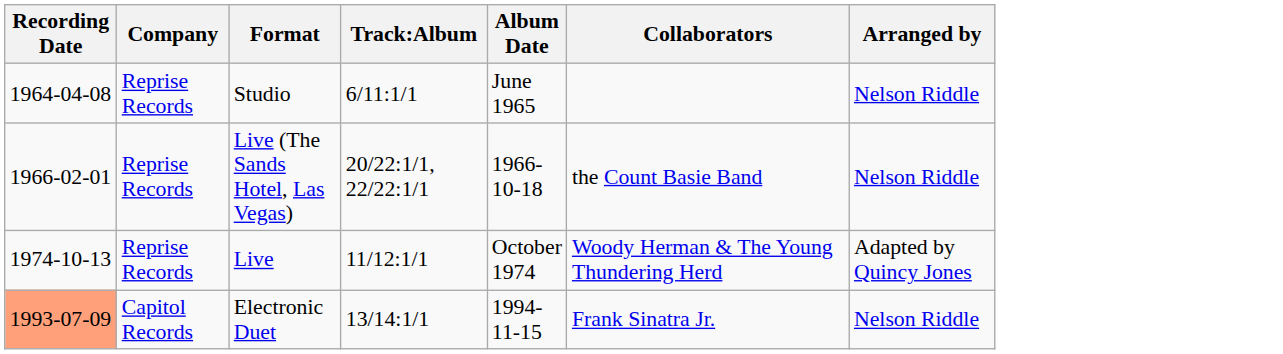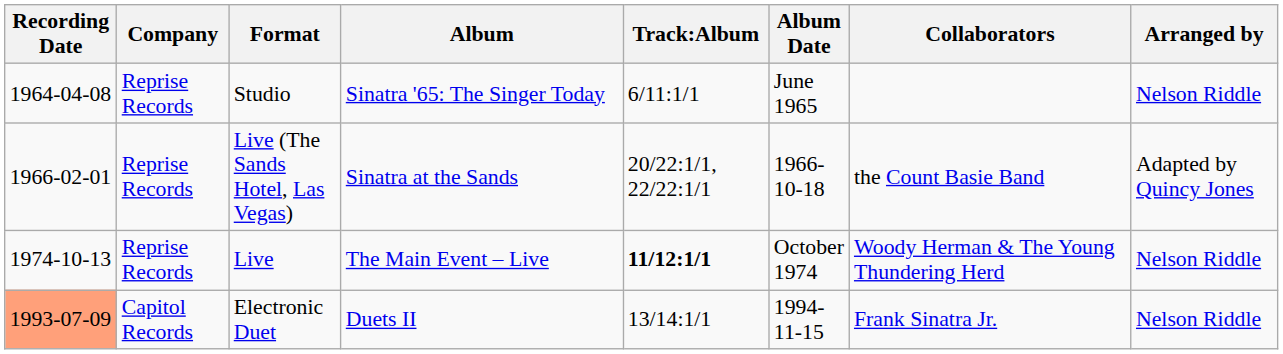+ column: (482, 33)
(917, 176) Nelson Riddle -> (1195, 176) Adapted by Quincy Jones
(387, 259) normal -> (670, 259) bold
(913, 259) Adapted by Quincy Jones -> (1199, 259) Nelson Riddle
